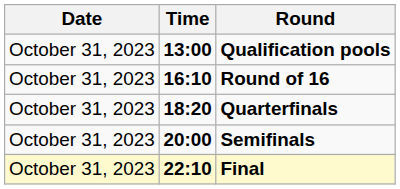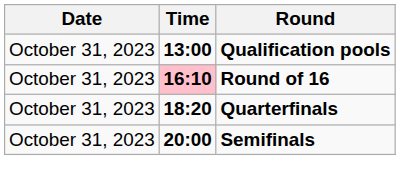(188, 79) no background -> (188, 79) pink background
- row: (243, 169)
